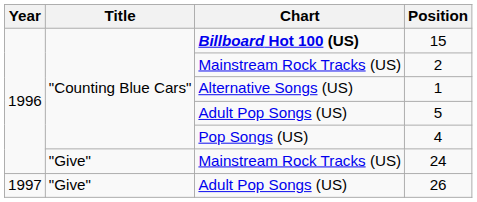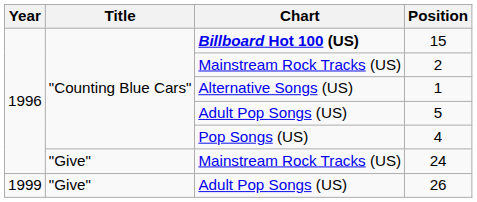(25, 185) 1997 -> (25, 185) 1999
